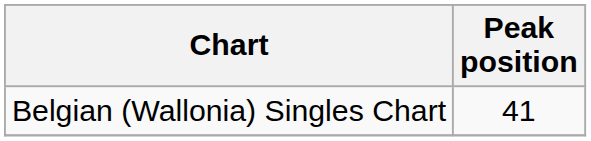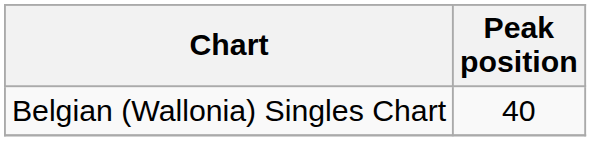(519, 110) 41 -> (519, 110) 40
